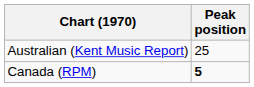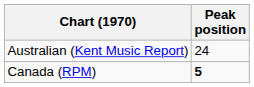(202, 51) 25 -> (202, 51) 24
